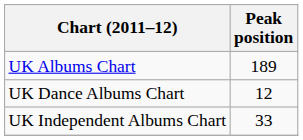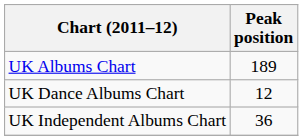(264, 120) 33 -> (264, 120) 36
